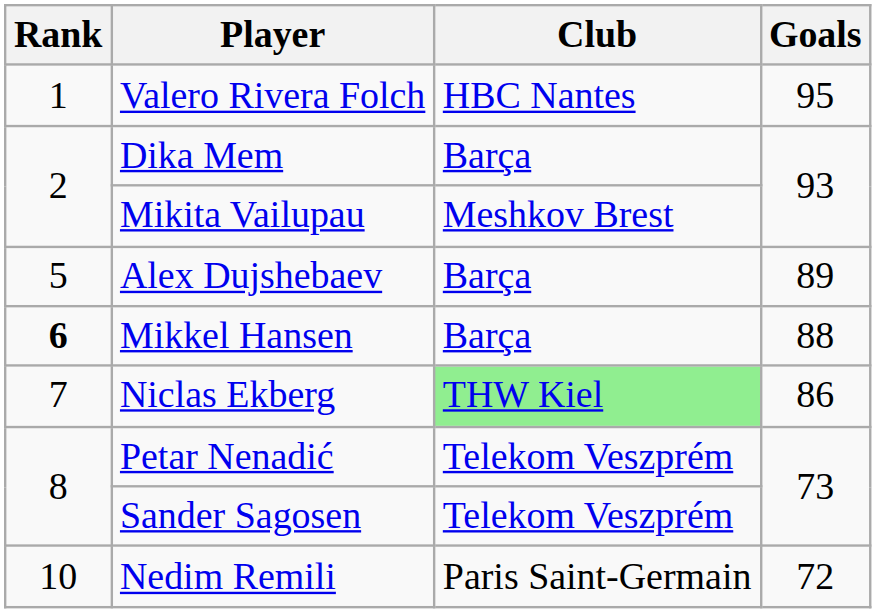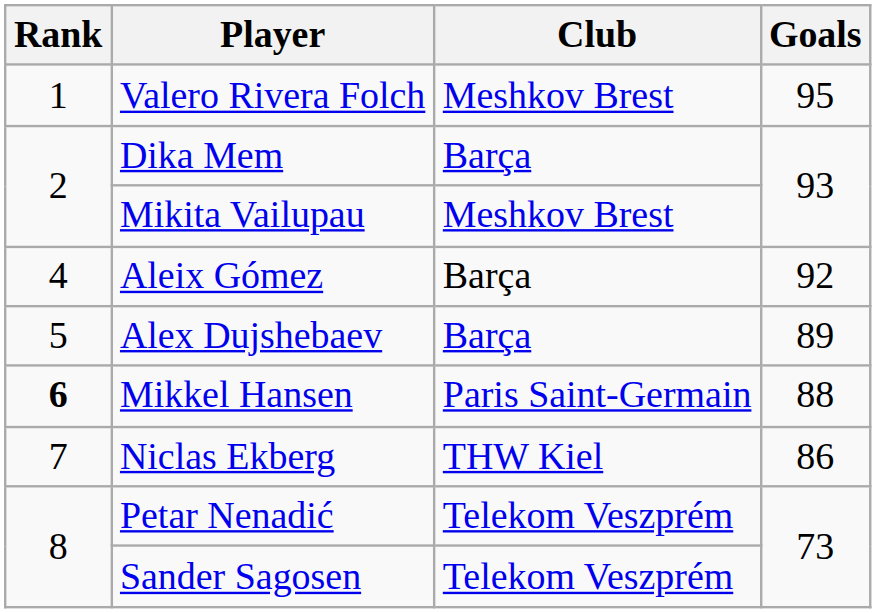(539, 94) HBC Nantes -> (558, 94) Meshkov Brest
+ row: (222, 275)
(487, 335) Barça -> (597, 395) Paris Saint-Germain
(523, 395) lightgreen background -> (523, 455) no background
- row: (228, 575)
